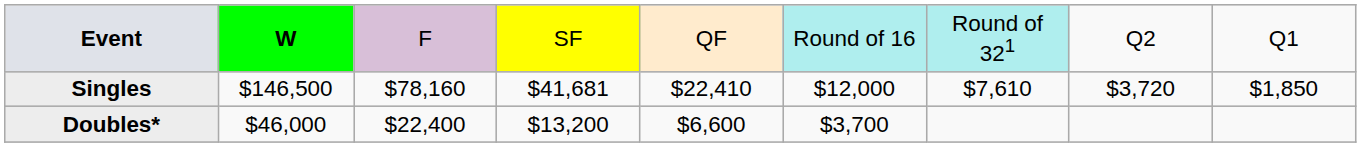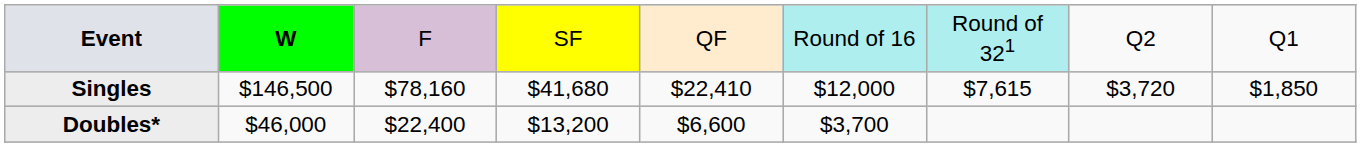(568, 89) $41,681 -> (568, 89) $41,680
(998, 89) $7,610 -> (998, 89) $7,615
